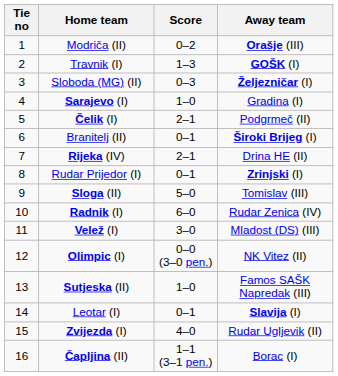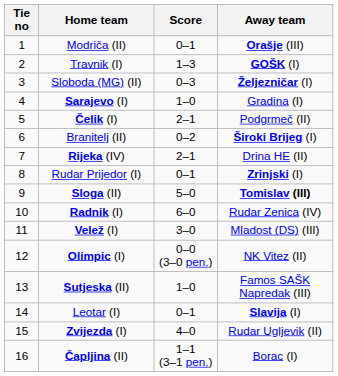(186, 45) 0–2 -> (186, 45) 0–1
(186, 138) 0–1 -> (186, 138) 0–2
(275, 193) normal -> (275, 193) bold
